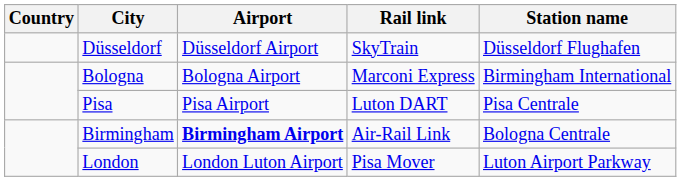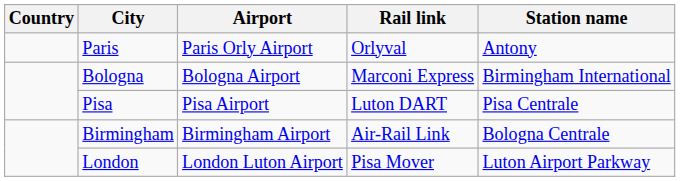+ row: (100, 47)
- row: (122, 47)
(263, 133) bold -> (256, 133) normal
